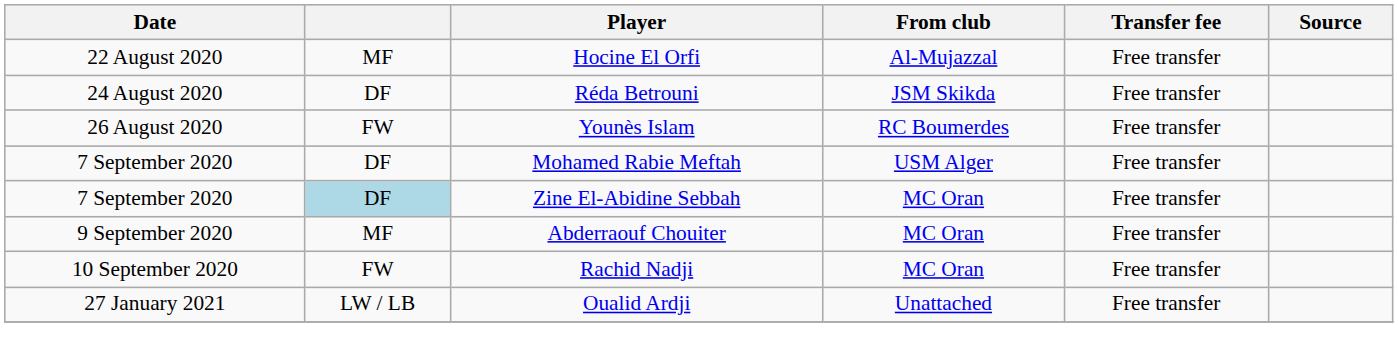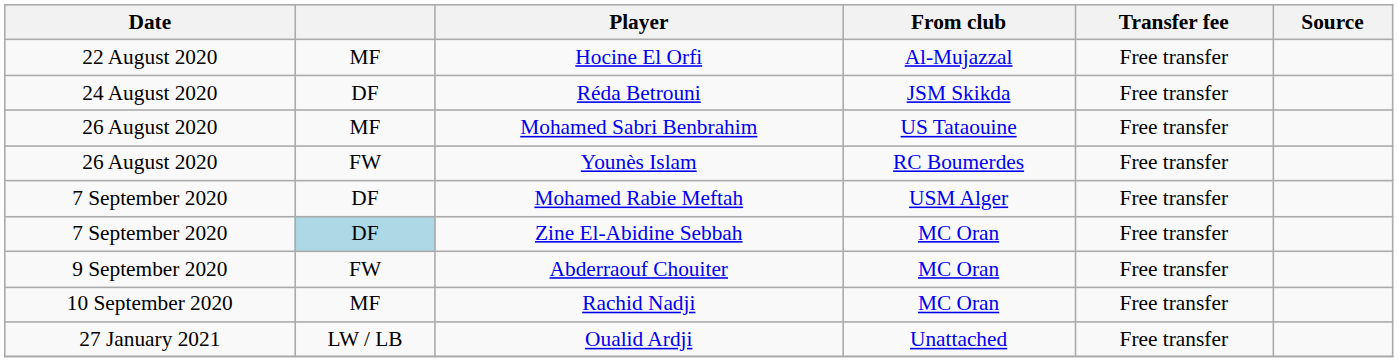+ row: (639, 127)
(378, 233) MF -> (365, 268) FW
(378, 268) FW -> (365, 303) MF
